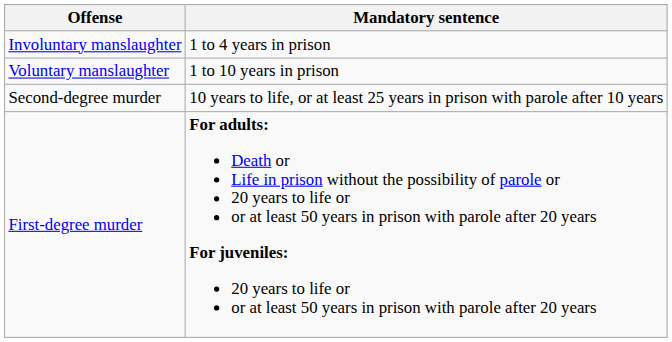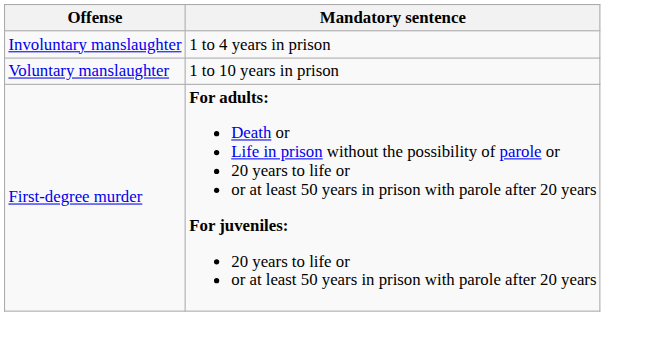- row: (85, 97)
